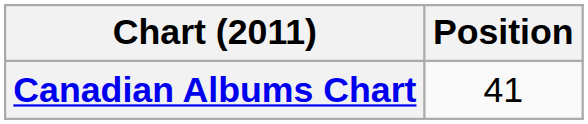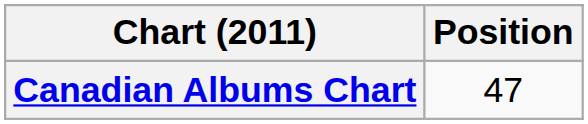(503, 89) 41 -> (503, 89) 47
